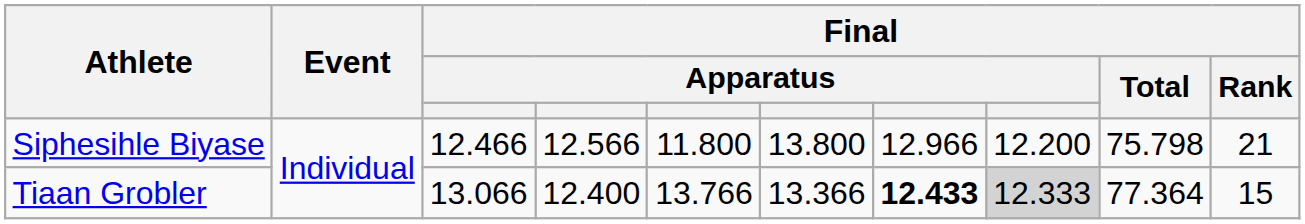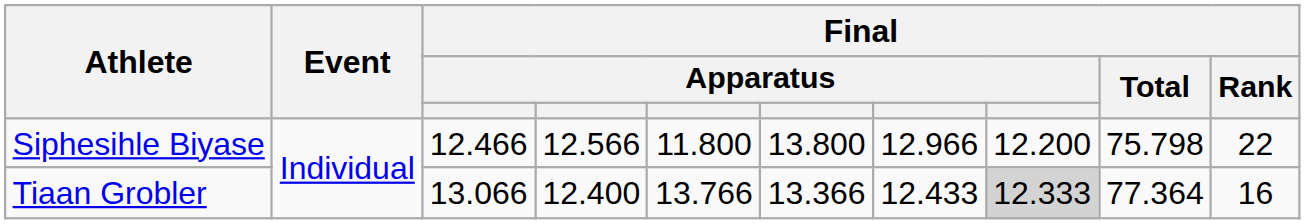(1255, 143) 21 -> (1255, 143) 22
(929, 194) bold -> (929, 194) normal
(1255, 194) 15 -> (1255, 194) 16
